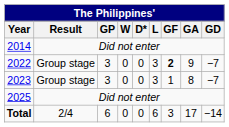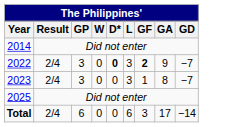(66, 63) Group stage -> (53, 63) 2/4
(141, 63) normal -> (115, 63) bold
(66, 80) Group stage -> (53, 80) 2/4
